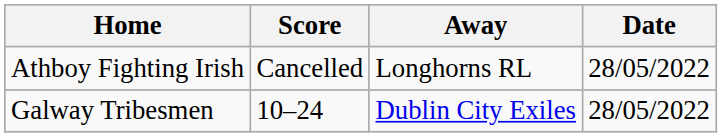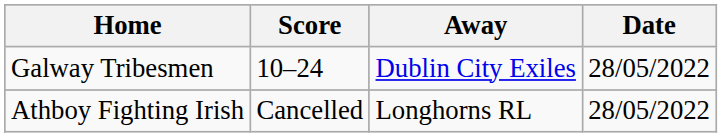rows swapped: (112, 110) <-> (128, 68)
